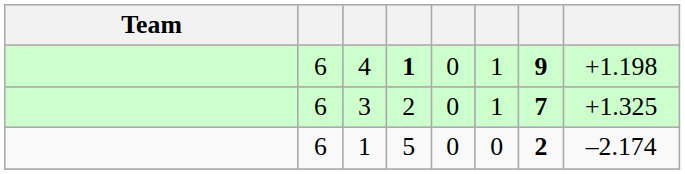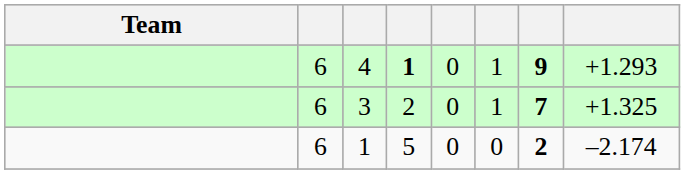(621, 65) +1.198 -> (621, 65) +1.293
